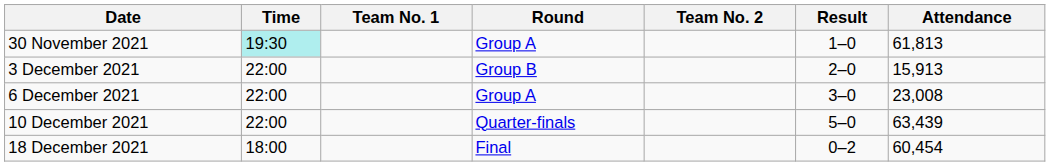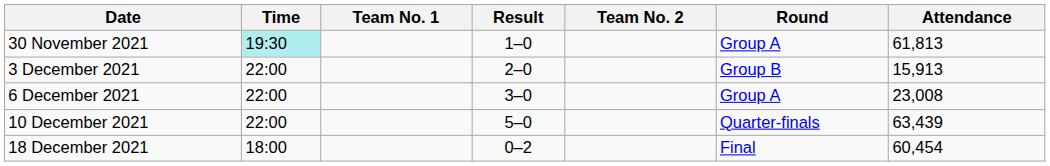columns swapped: (842, 17) <-> (558, 17)
